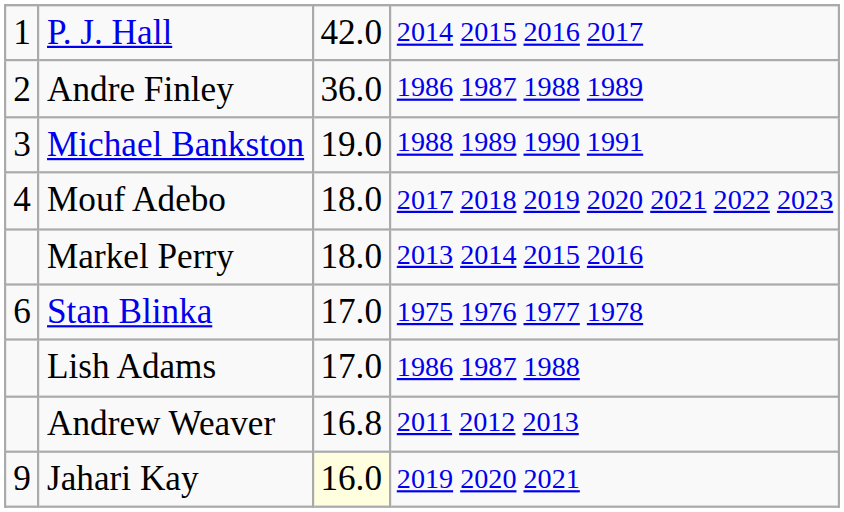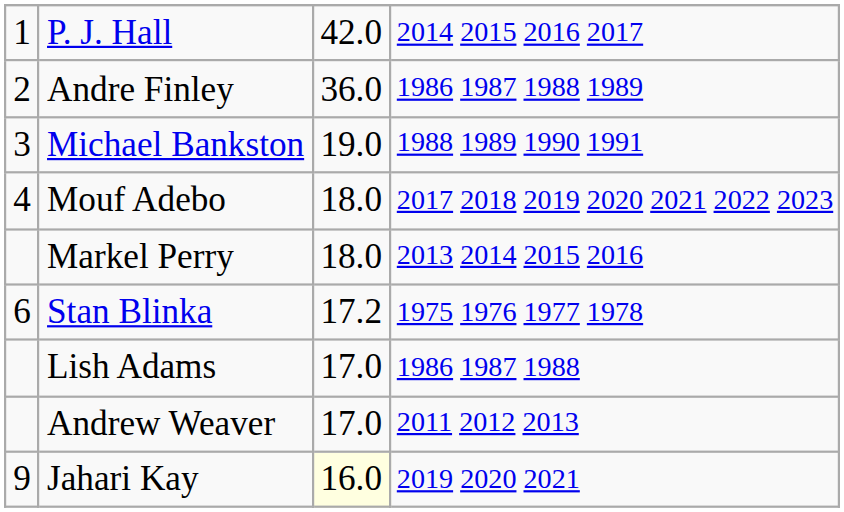(351, 311) 17.0 -> (351, 311) 17.2
(351, 423) 16.8 -> (351, 423) 17.0
